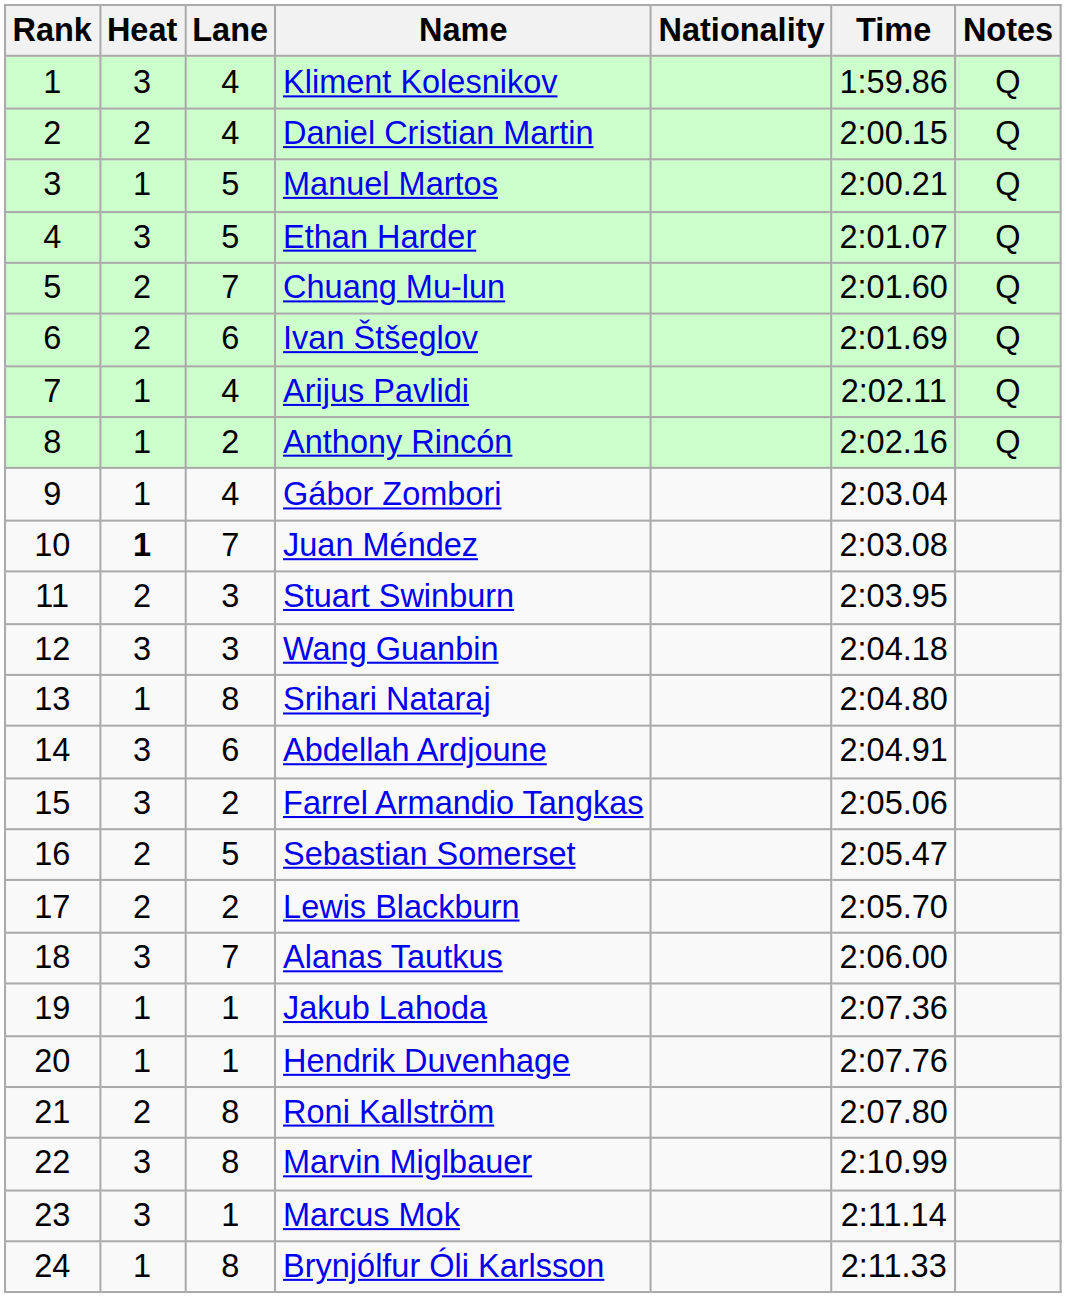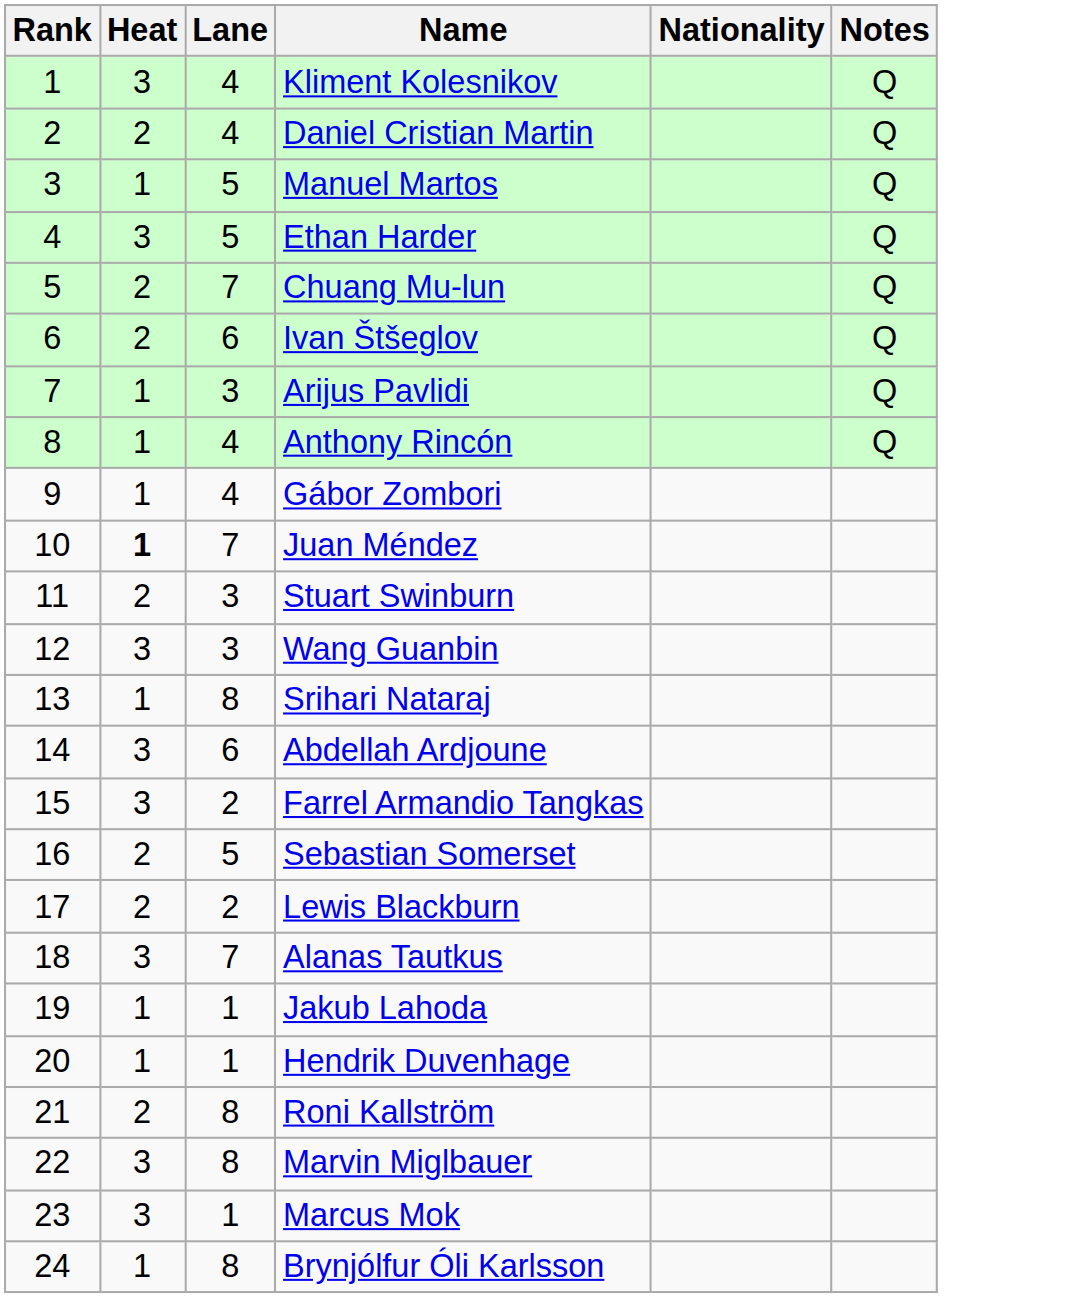- column: (894, 30)
(230, 390) 4 -> (230, 390) 3
(230, 442) 2 -> (230, 442) 4
